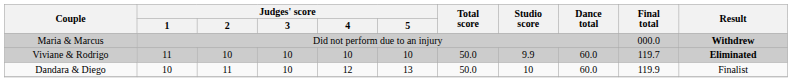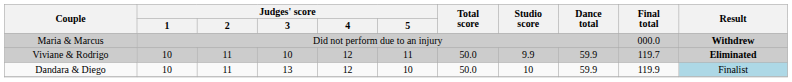(167, 55) 11 -> (167, 55) 10
(227, 55) 10 -> (227, 55) 11
(348, 55) 10 -> (348, 55) 12
(408, 55) 10 -> (408, 55) 11
(589, 55) 60.0 -> (589, 55) 59.9
(287, 69) 10 -> (287, 69) 13
(408, 69) 13 -> (408, 69) 10
(589, 69) 60.0 -> (589, 69) 59.9
(733, 69) no background -> (733, 69) lightblue background
